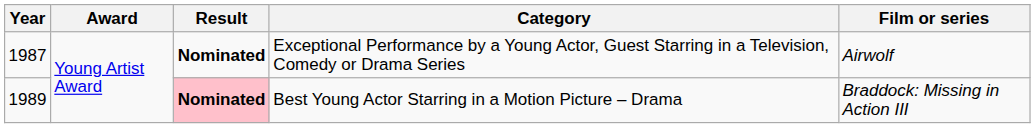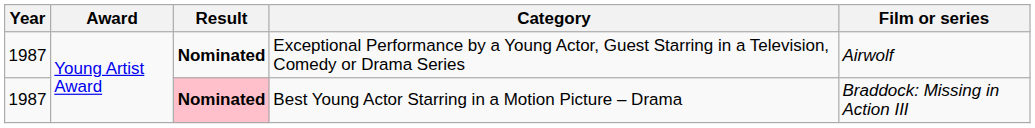(27, 100) 1989 -> (27, 100) 1987
